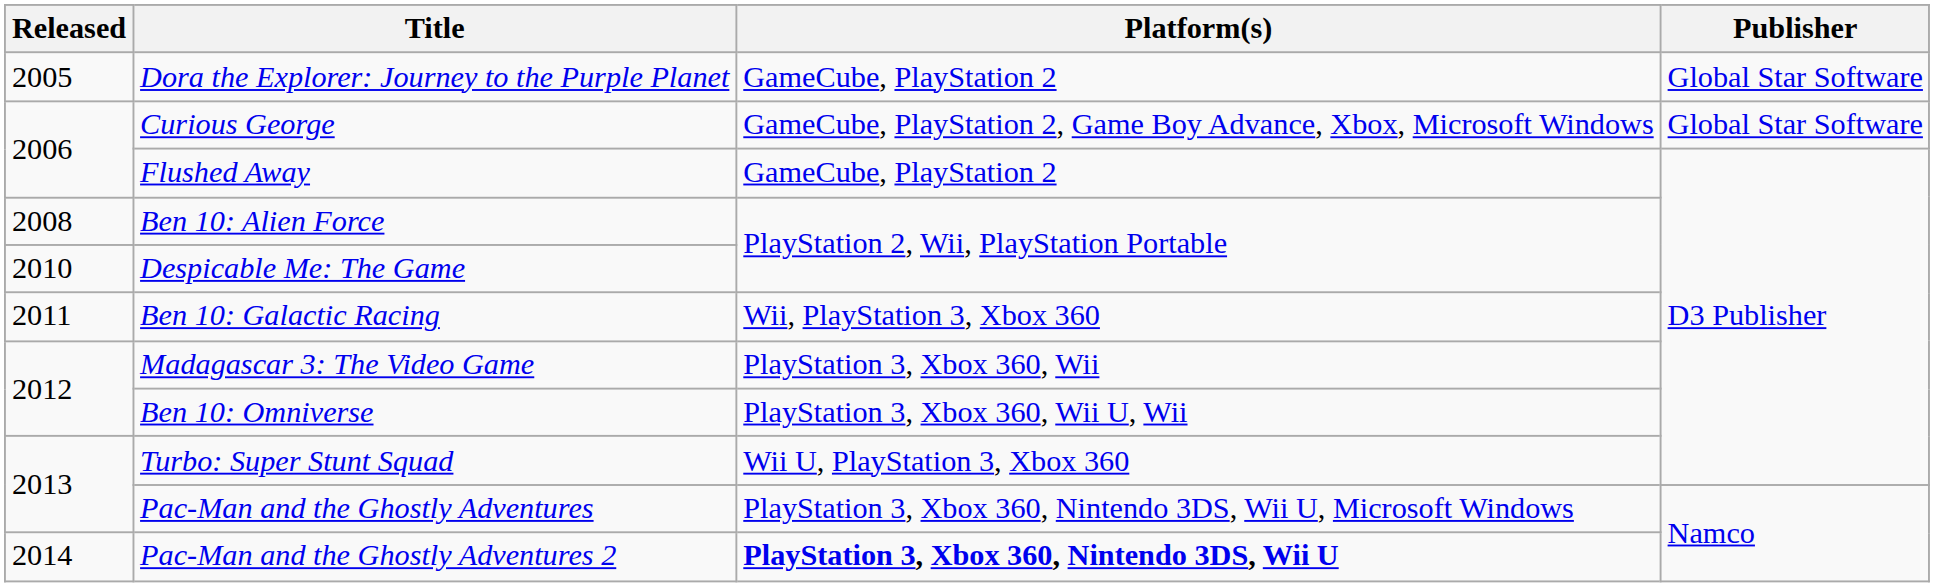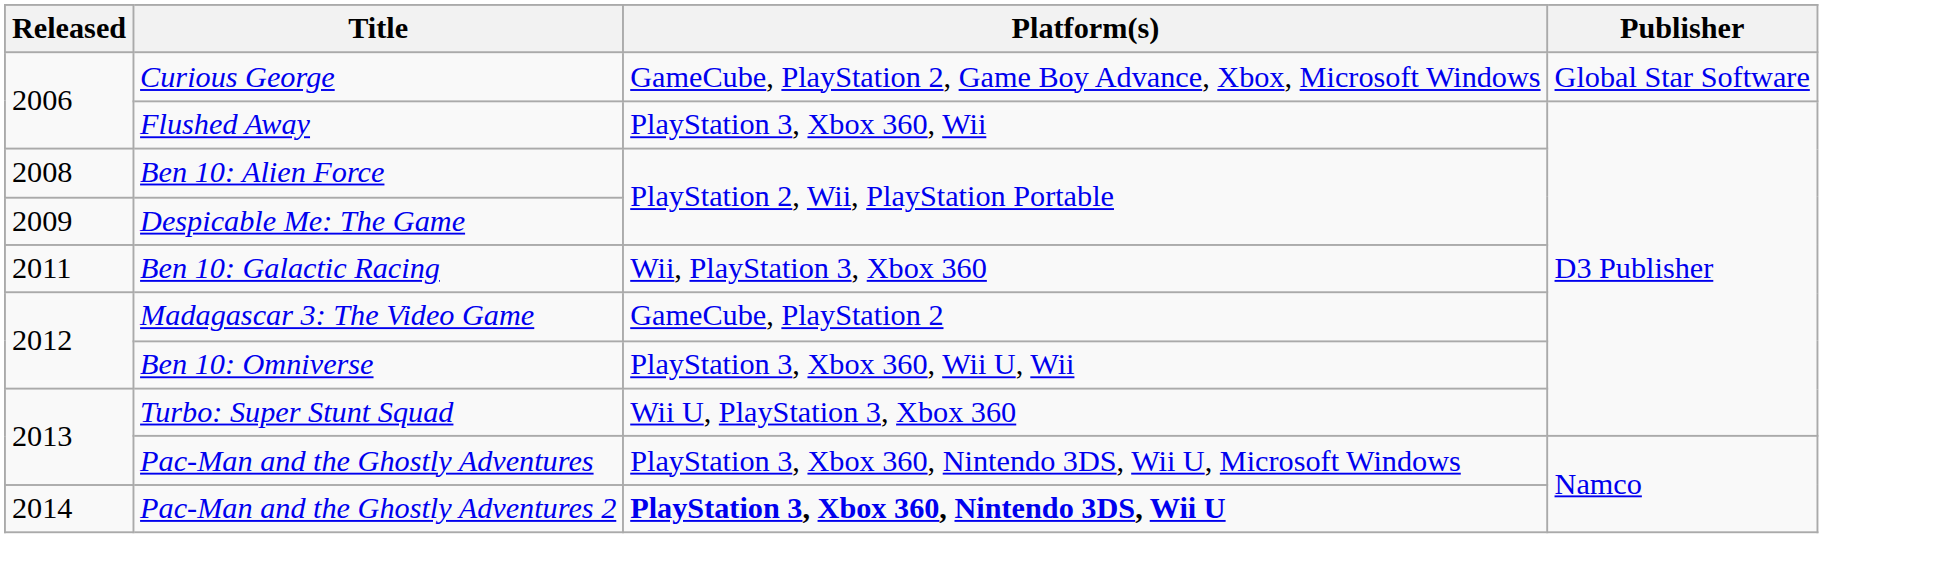- row: (435, 76)
(900, 172) GameCube, PlayStation 2 -> (808, 124) PlayStation 3, Xbox 360, Wii
(42, 268) 2010 -> (42, 220) 2009
(921, 364) PlayStation 3, Xbox 360, Wii -> (787, 316) GameCube, PlayStation 2
